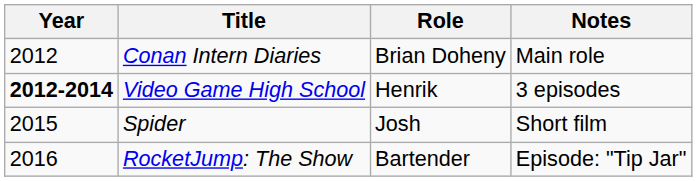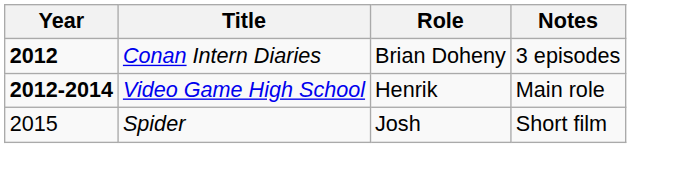(34, 55) normal -> (34, 55) bold
(560, 55) Main role -> (568, 55) 3 episodes
(568, 90) 3 episodes -> (560, 90) Main role
- row: (238, 158)
